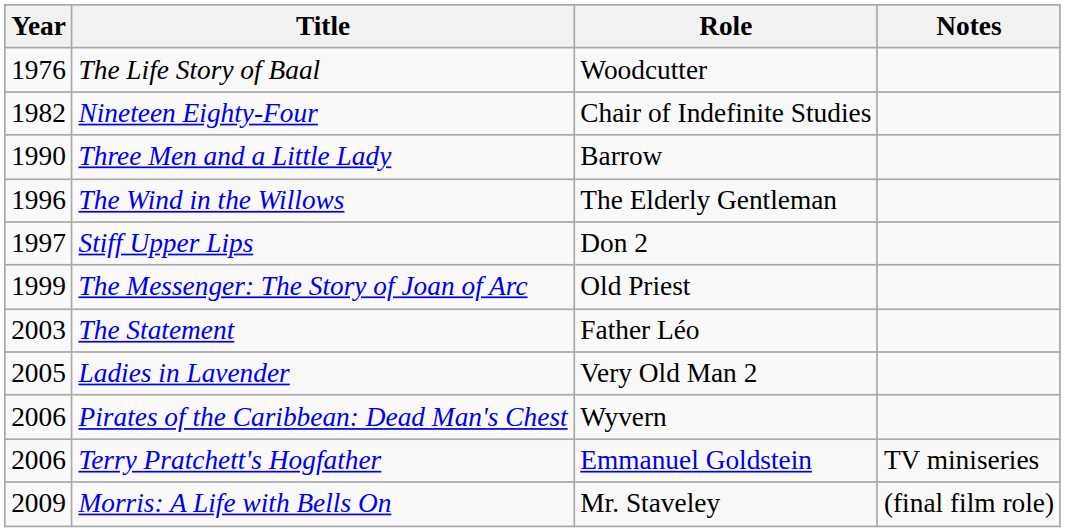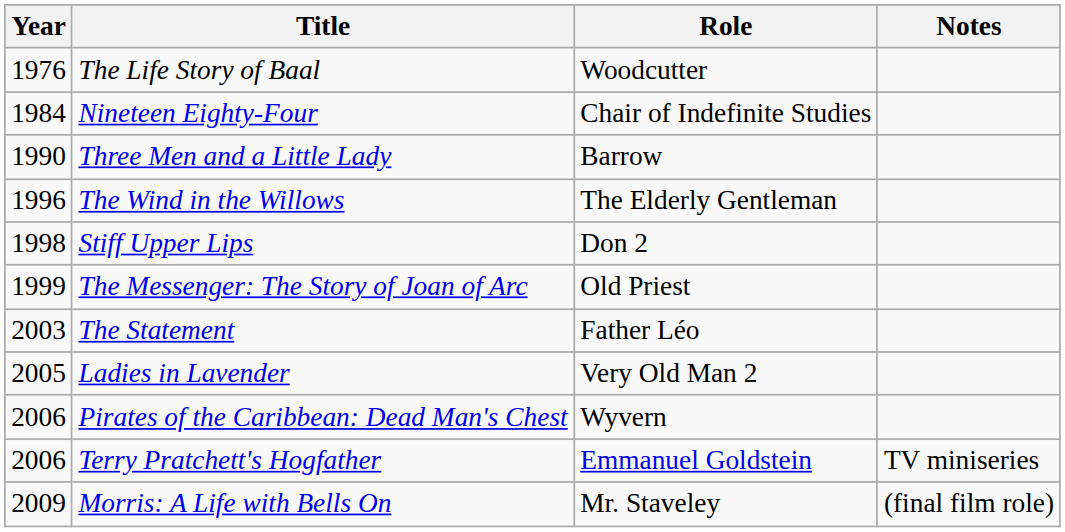(39, 112) 1982 -> (39, 112) 1984
(39, 243) 1997 -> (39, 243) 1998
